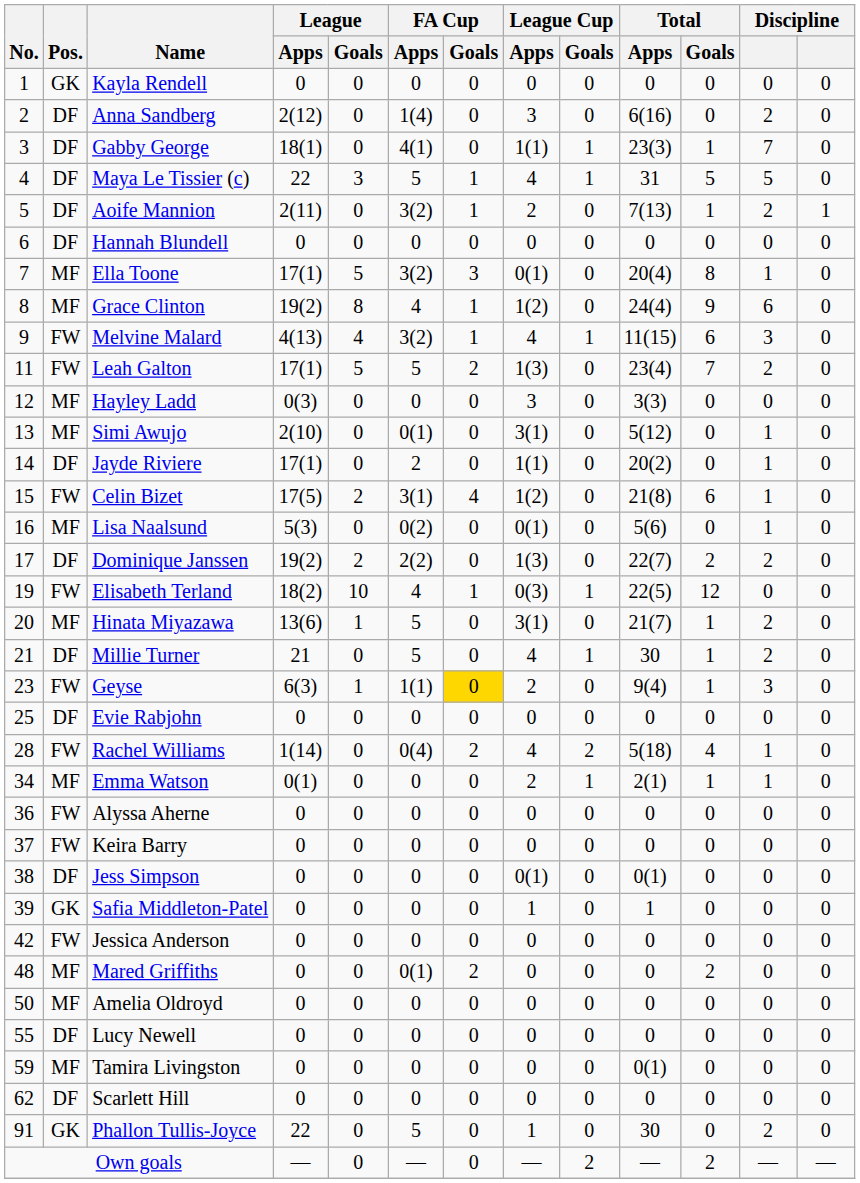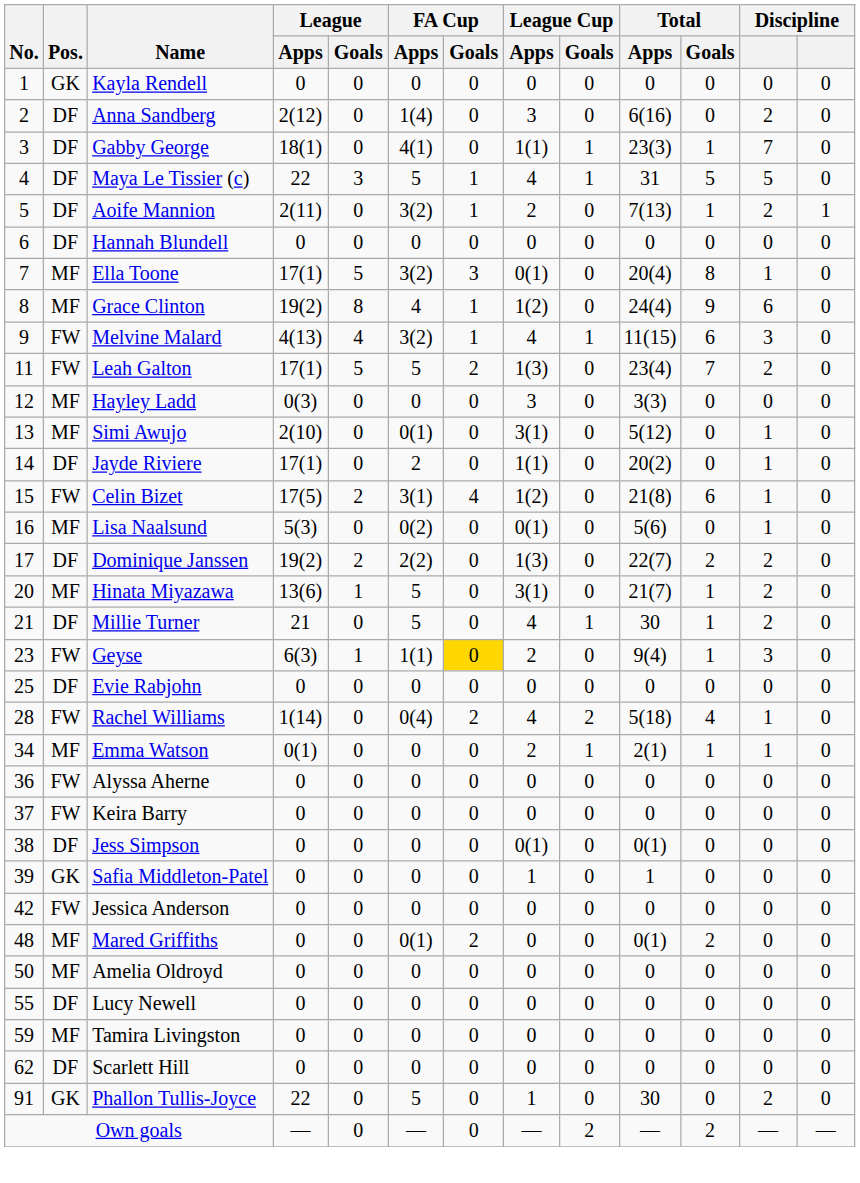- row: (162, 591)
(650, 971) 0 -> (650, 940) 0(1)
(650, 1067) 0(1) -> (650, 1035) 0
